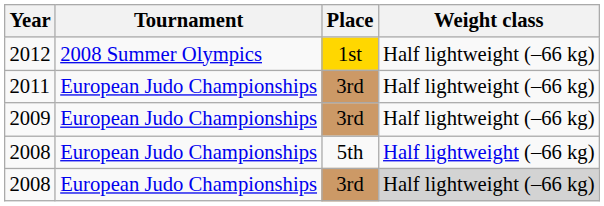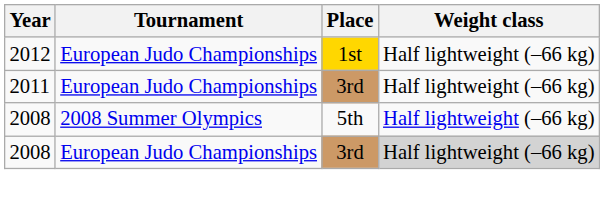(161, 53) 2008 Summer Olympics -> (189, 53) European Judo Championships
- row: (30, 119)
(189, 151) European Judo Championships -> (161, 119) 2008 Summer Olympics
